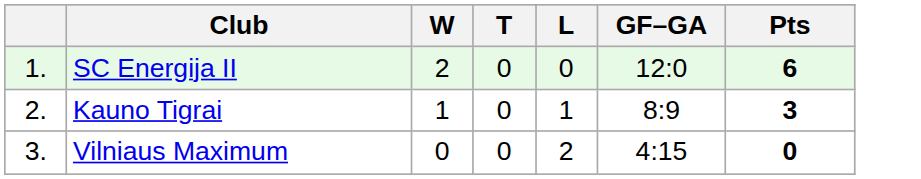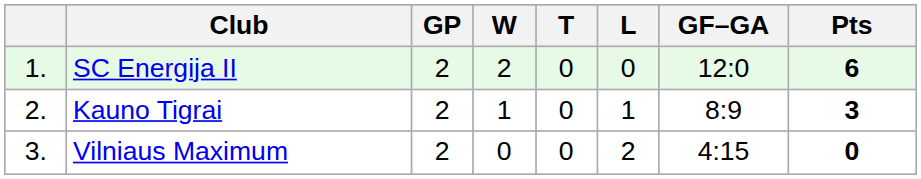+ column: (442, 25)
